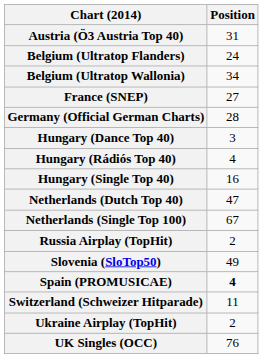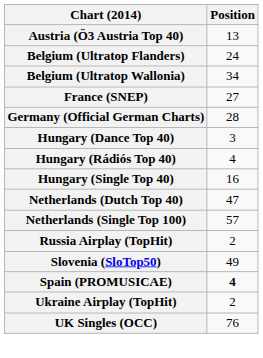(233, 35) 31 -> (233, 35) 13
(233, 220) 67 -> (233, 220) 57
- row: (106, 302)
